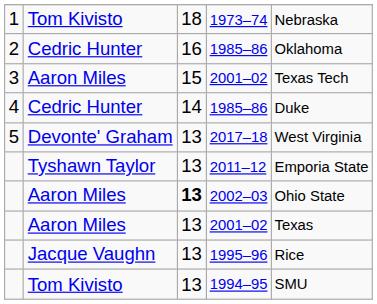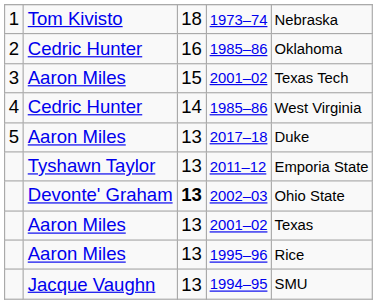(292, 108) Duke -> (318, 108) West Virginia
(100, 136) Devonte' Graham -> (77, 136) Aaron Miles
(318, 137) West Virginia -> (292, 137) Duke
(77, 195) Aaron Miles -> (100, 195) Devonte' Graham
(92, 254) Jacque Vaughn -> (77, 254) Aaron Miles
(75, 284) Tom Kivisto -> (92, 284) Jacque Vaughn
